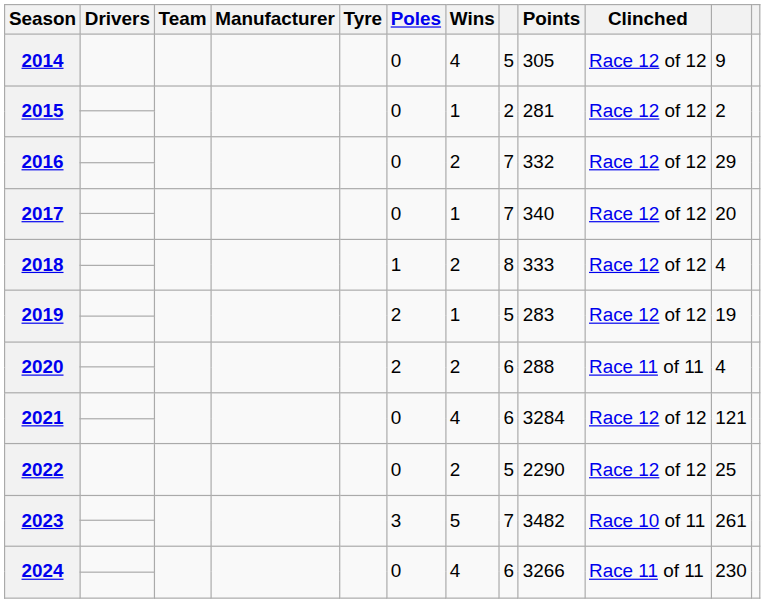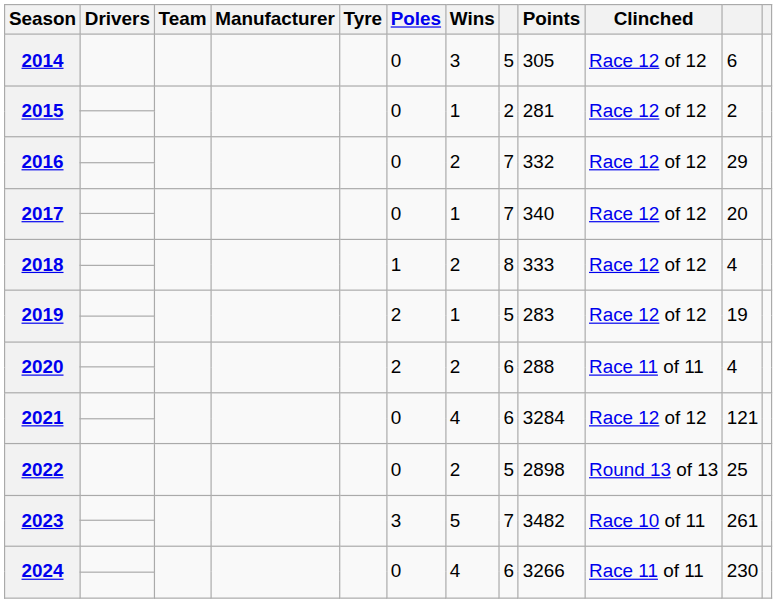(455, 60) 4 -> (455, 60) 3
(721, 60) 9 -> (732, 60) 6
(544, 469) 2290 -> (544, 469) 2898
(648, 469) Race 12 of 12 -> (654, 469) Round 13 of 13
